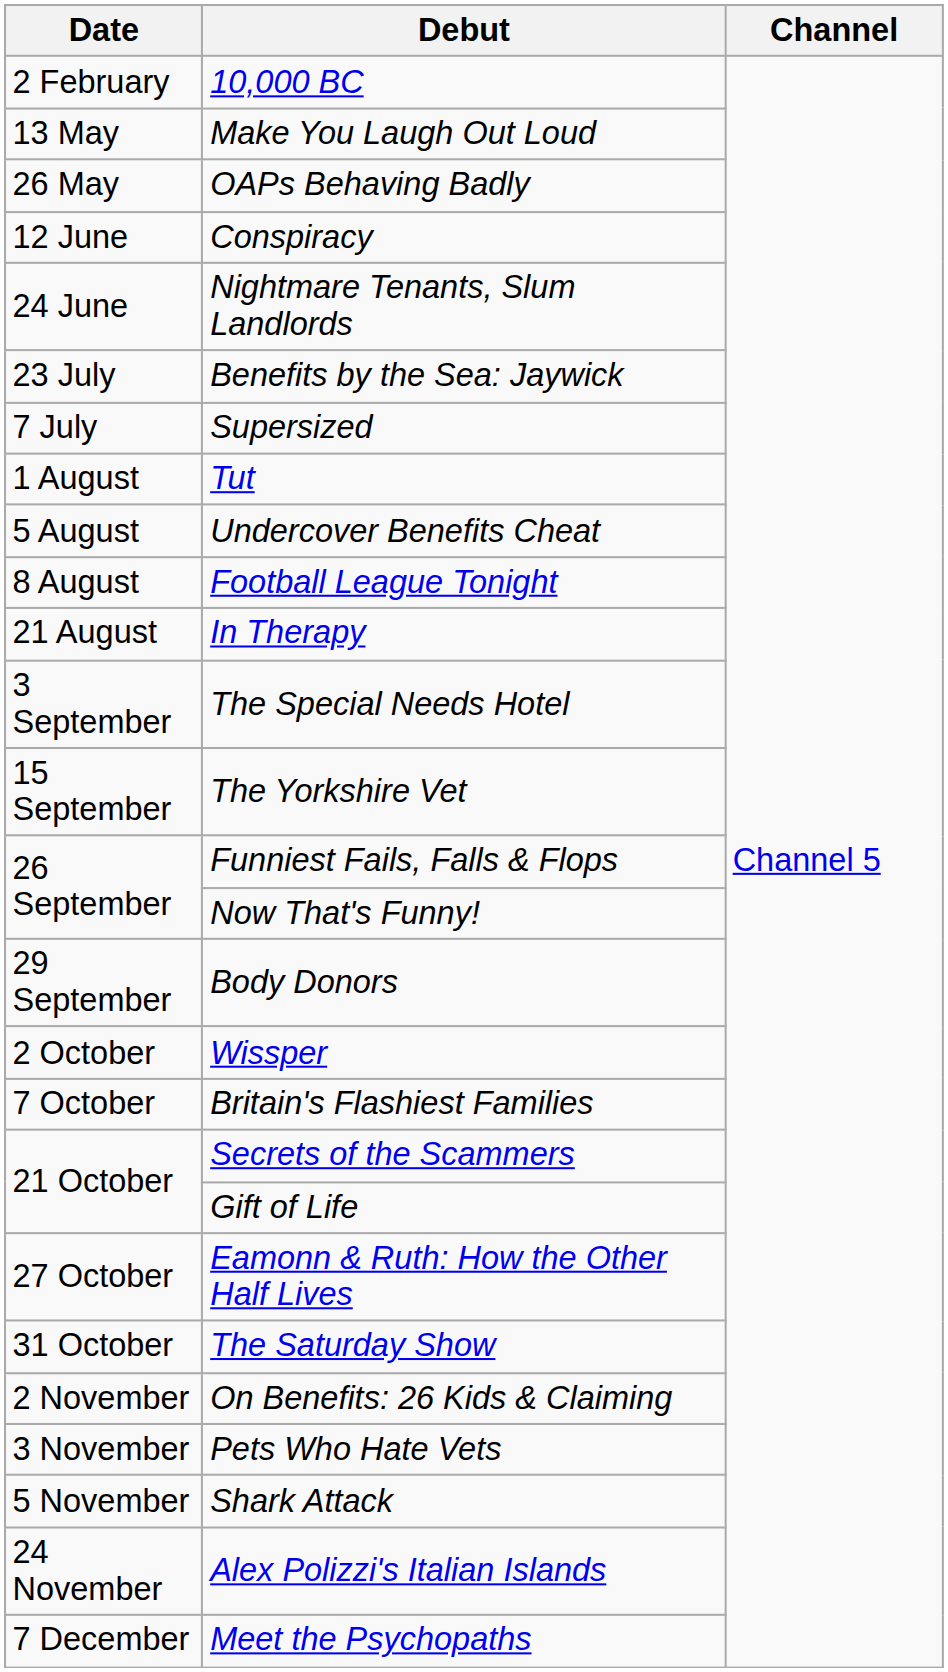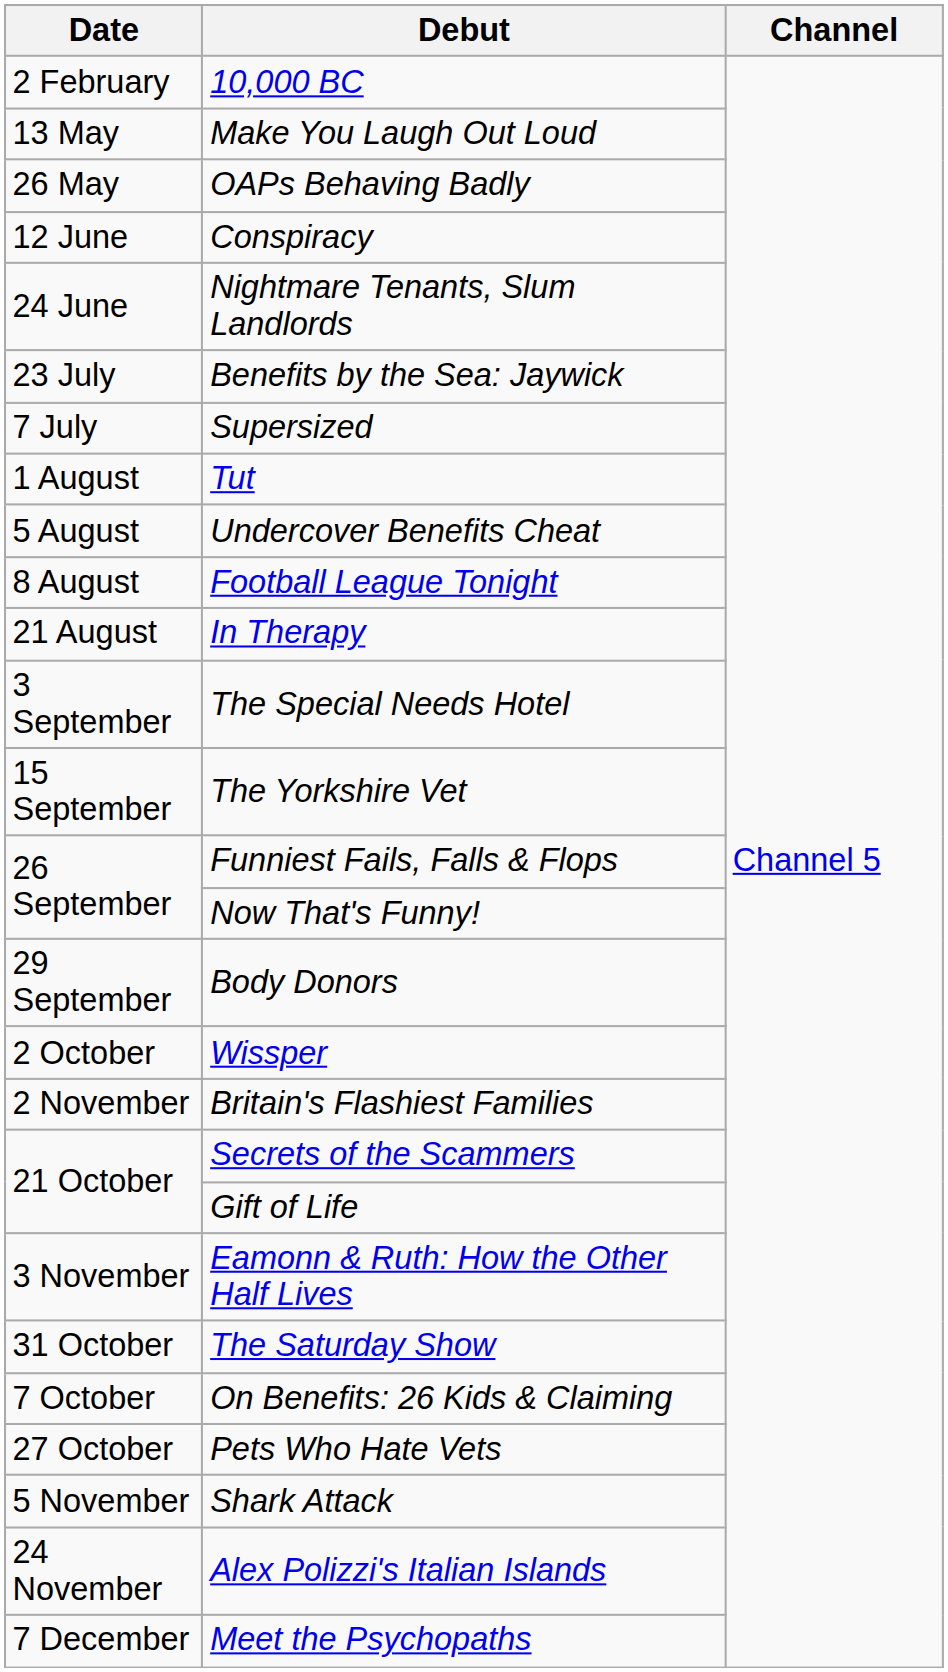(84, 1103) 7 October -> (101, 1103) 2 November
(93, 1276) 27 October -> (101, 1276) 3 November
(101, 1397) 2 November -> (84, 1397) 7 October
(101, 1449) 3 November -> (93, 1449) 27 October
